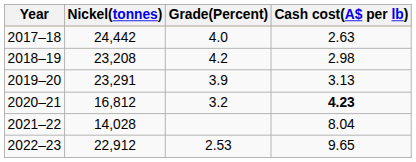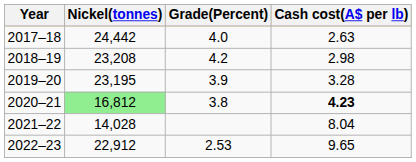(115, 80) 23,291 -> (115, 80) 23,195
(341, 80) 3.13 -> (341, 80) 3.28
(115, 102) no background -> (115, 102) lightgreen background
(218, 102) 3.2 -> (218, 102) 3.8
